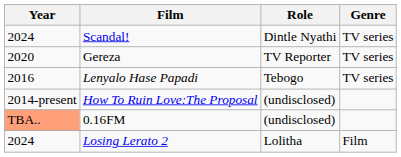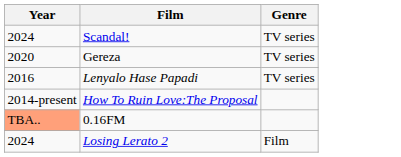- column: (300, 15)
